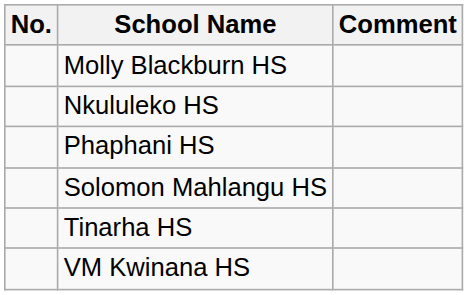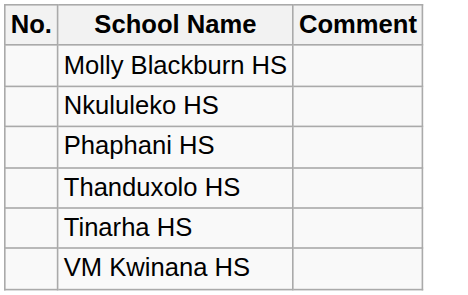- row: (195, 187)
+ row: (152, 187)
